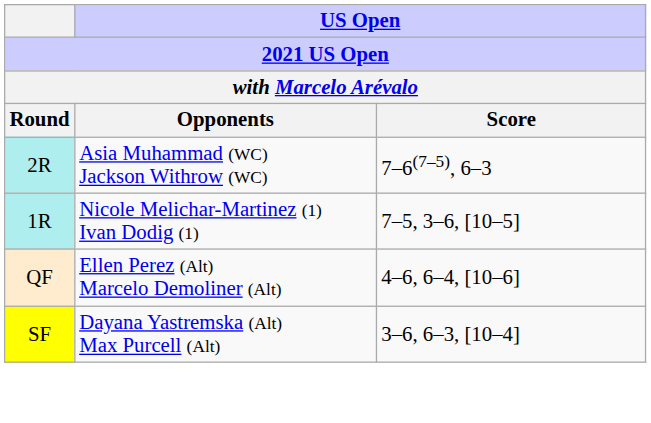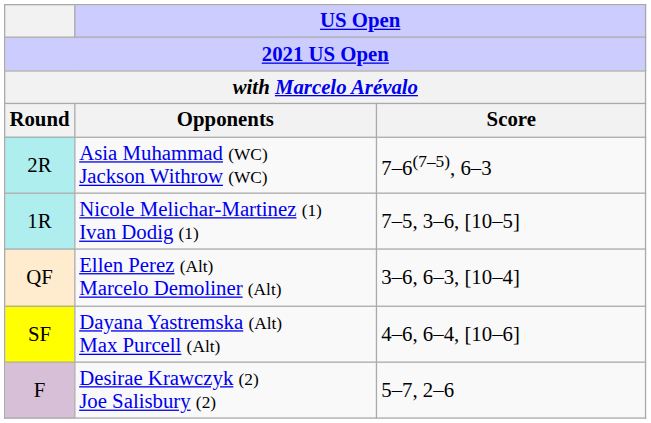(451, 277) 4–6, 6–4, [10–6] -> (451, 277) 3–6, 6–3, [10–4]
(451, 333) 3–6, 6–3, [10–4] -> (451, 333) 4–6, 6–4, [10–6]
+ row: (169, 390)
